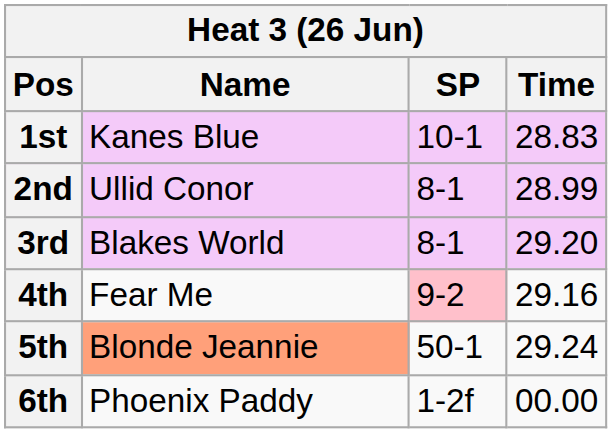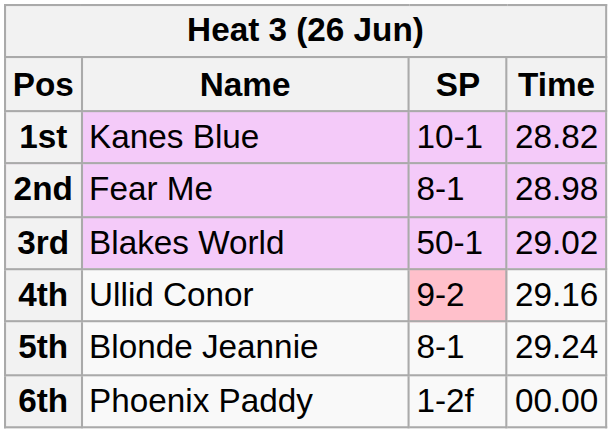(557, 136) 28.83 -> (557, 136) 28.82
(171, 189) Ullid Conor -> (151, 189) Fear Me
(557, 189) 28.99 -> (557, 189) 28.98
(440, 242) 8-1 -> (450, 242) 50-1
(557, 242) 29.20 -> (557, 242) 29.02
(151, 294) Fear Me -> (171, 294) Ullid Conor
(204, 347) lightsalmon background -> (204, 347) no background
(450, 347) 50-1 -> (440, 347) 8-1
